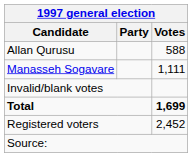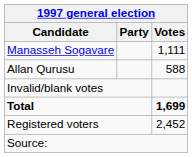rows swapped: (61, 69) <-> (41, 50)
